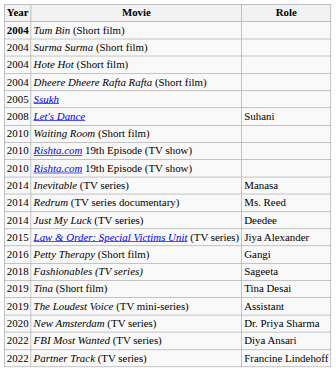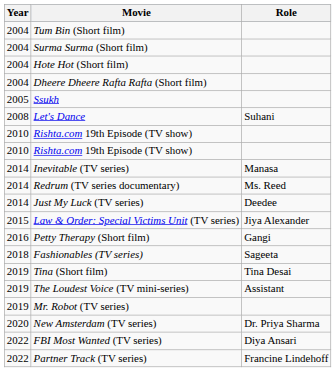(18, 30) bold -> (18, 30) normal
- row: (92, 133)
+ row: (81, 306)
